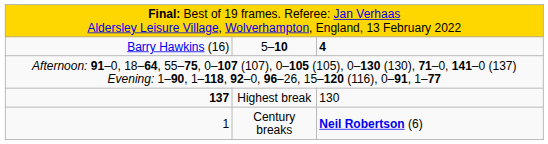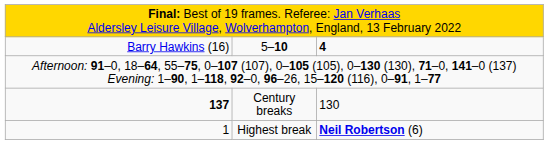(274, 98) Highest break -> (274, 105) Century breaks
(274, 124) Century breaks -> (274, 130) Highest break
